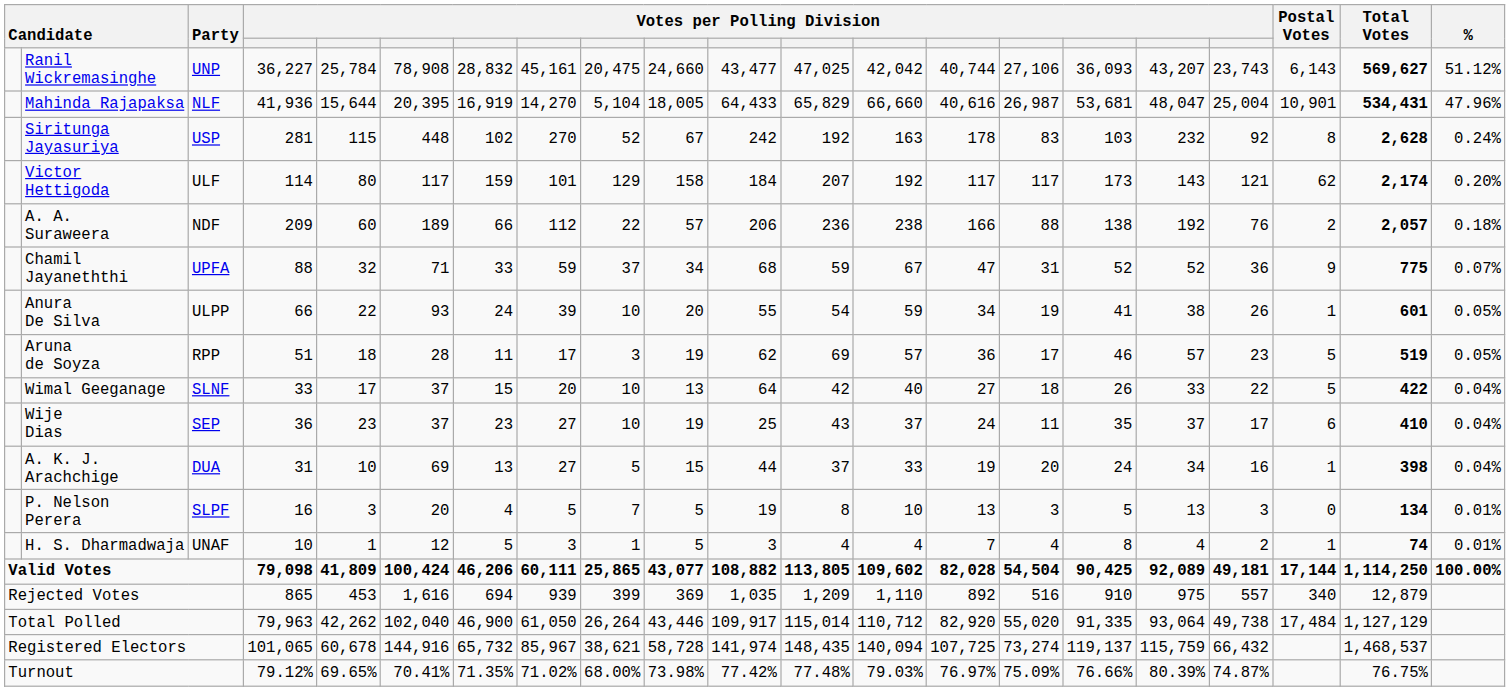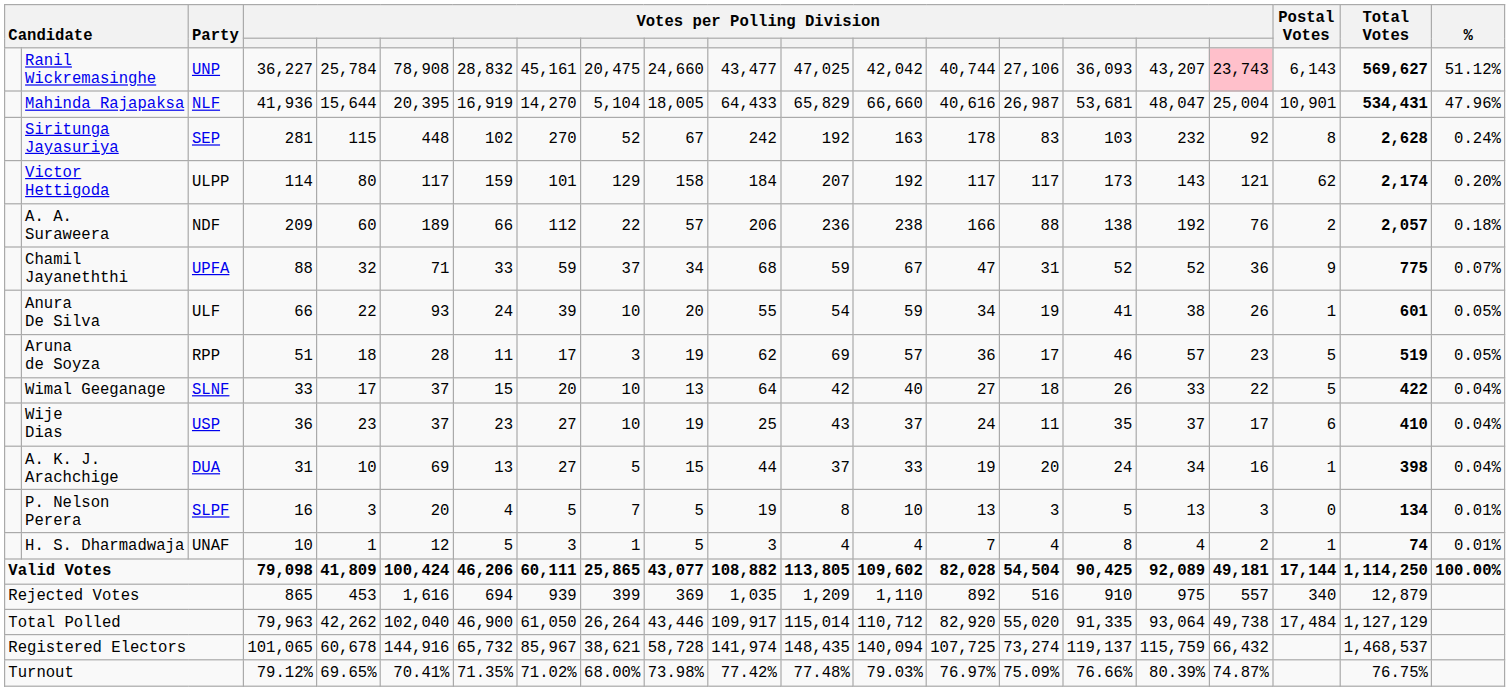(1241, 70) no background -> (1241, 70) pink background
(206, 139) USP -> (206, 139) SEP
(206, 182) ULF -> (211, 182) ULPP
(211, 312) ULPP -> (206, 312) ULF
(206, 425) SEP -> (206, 425) USP
